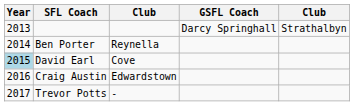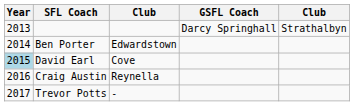(135, 45) Reynella -> (144, 45) Edwardstown
(144, 77) Edwardstown -> (135, 77) Reynella
